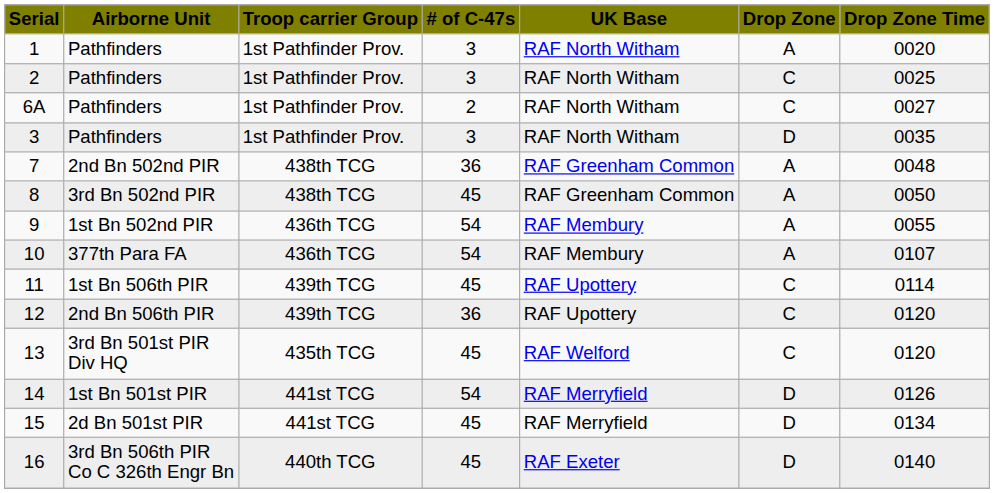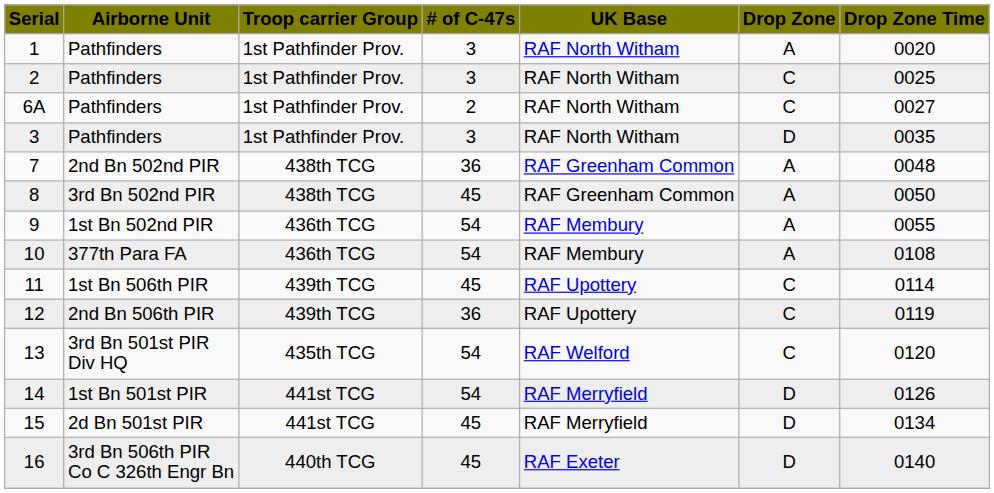(915, 254) 0107 -> (915, 254) 0108
(915, 313) 0120 -> (915, 313) 0119
(471, 353) 45 -> (471, 353) 54
